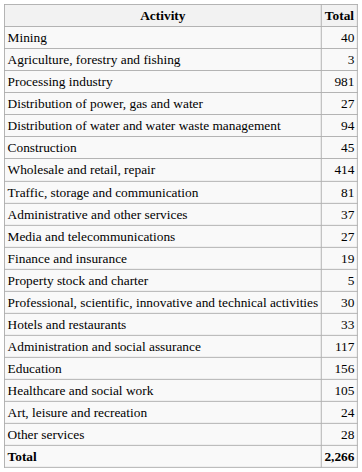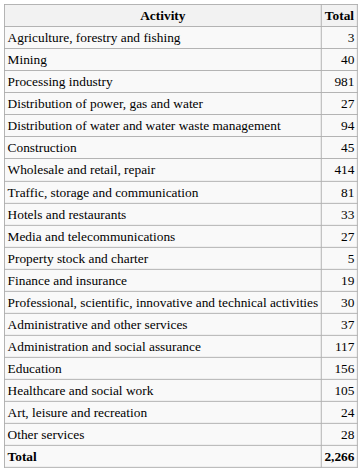rows swapped: (94, 59) <-> (27, 37)
rows swapped: (67, 324) <-> (98, 214)
rows swapped: (67, 258) <-> (78, 280)
